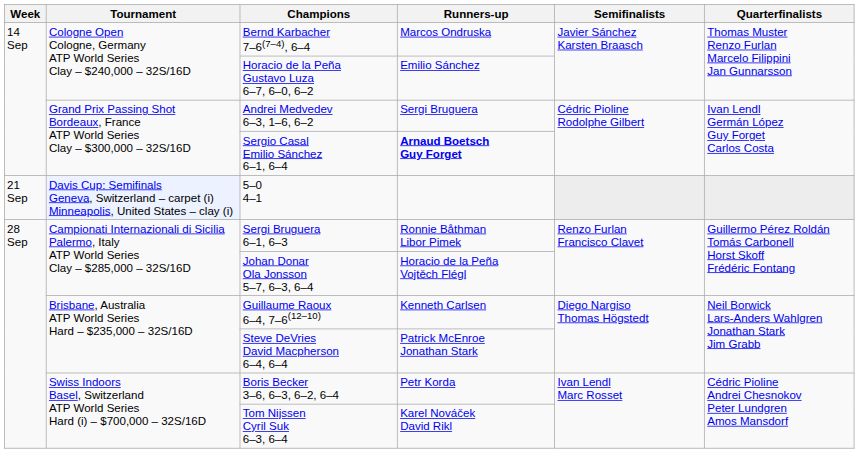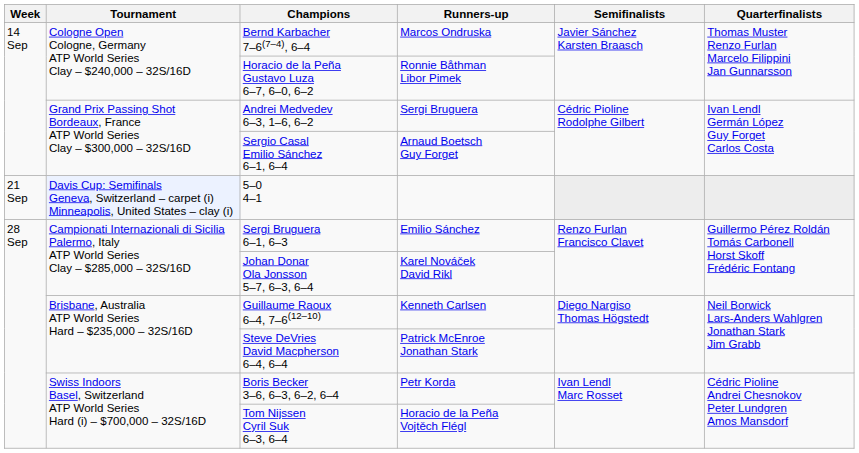(440, 66) Emilio Sánchez -> (443, 72) Ronnie Båthman Libor Pimek
(445, 147) bold -> (441, 147) normal
(443, 236) Ronnie Båthman Libor Pimek -> (440, 229) Emilio Sánchez
(449, 267) Horacio de la Peña Vojtěch Flégl -> (438, 267) Karel Nováček David Rikl
(438, 420) Karel Nováček David Rikl -> (449, 420) Horacio de la Peña Vojtěch Flégl
